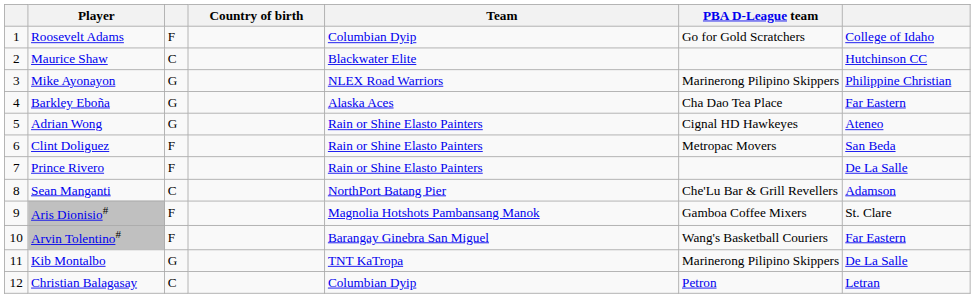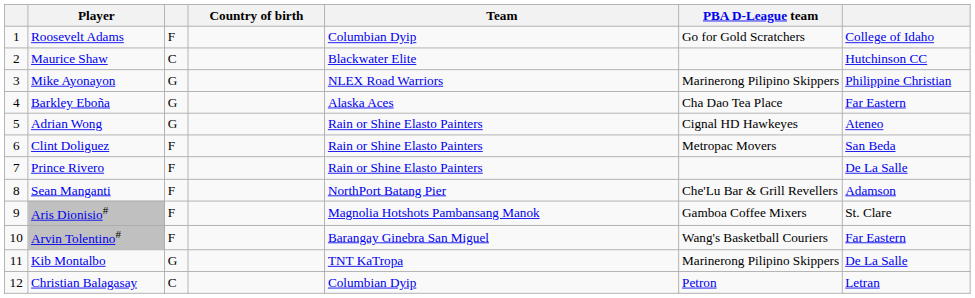(172, 190) C -> (171, 190) F
